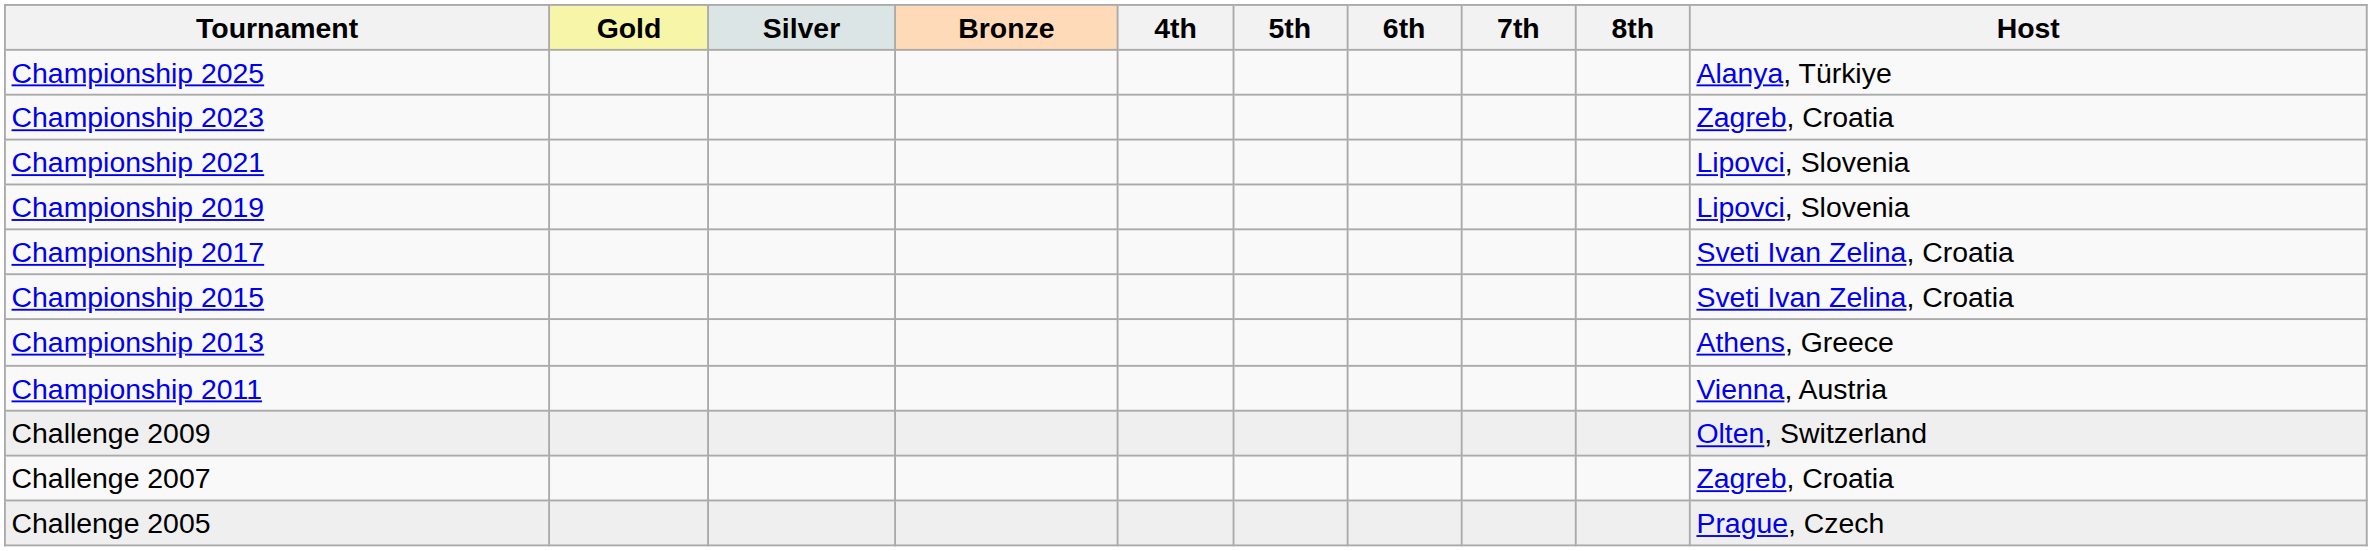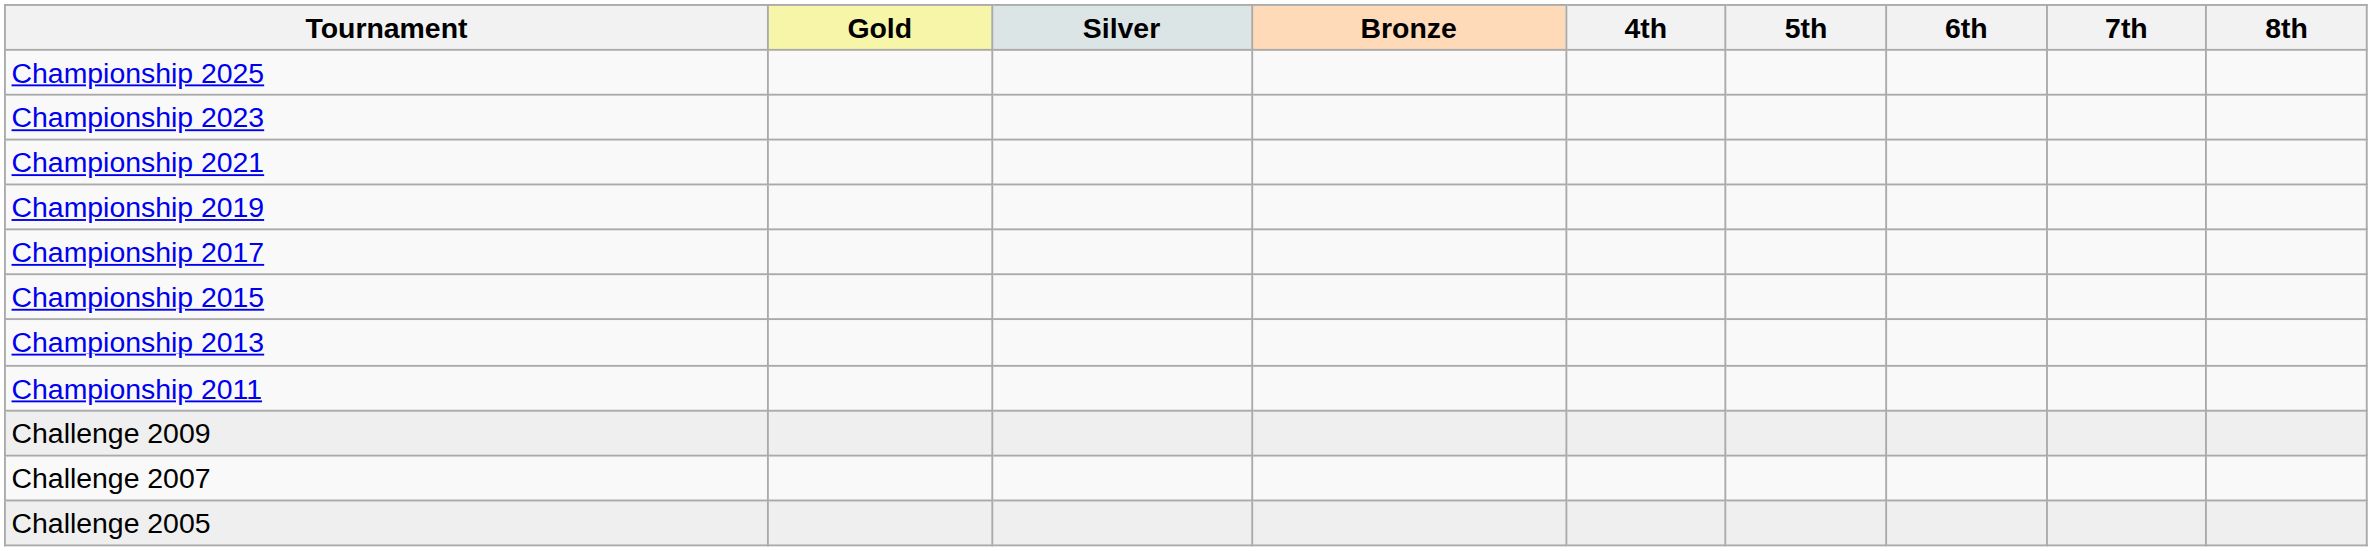- column: (2028, 28)
